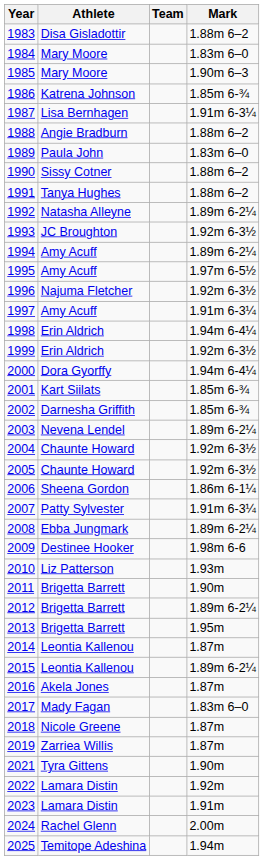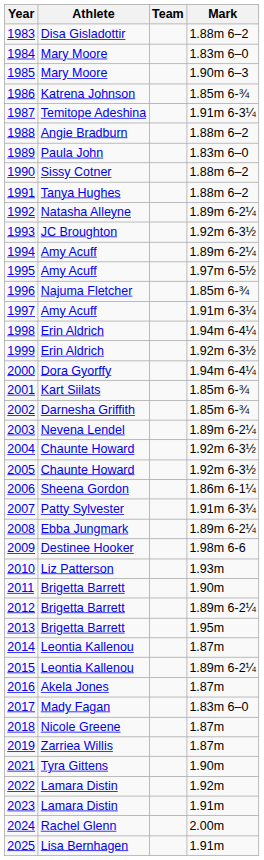(84, 113) Lisa Bernhagen -> (94, 113) Temitope Adeshina
(223, 291) 1.92m 6-3½ -> (219, 291) 1.85m 6-¾
(94, 845) Temitope Adeshina -> (84, 845) Lisa Bernhagen
(207, 845) 1.94m -> (207, 845) 1.91m
